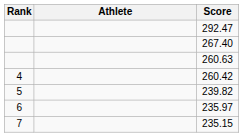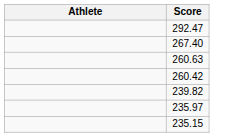- column: (19, 12)
